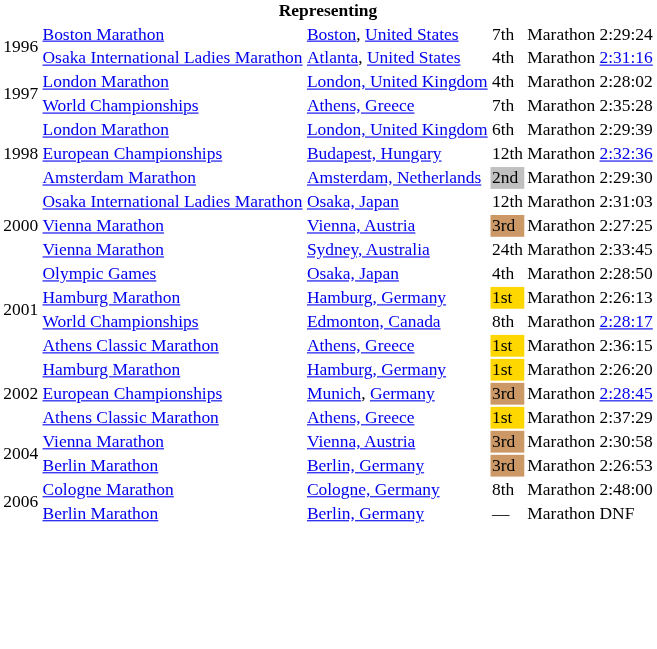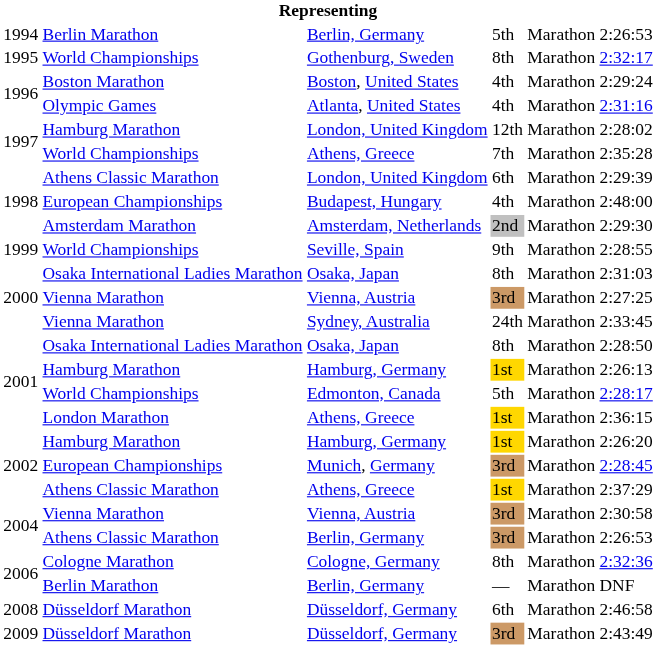+ row: (21, 34)
+ row: (21, 57)
(503, 34) 7th -> (503, 81) 4th
(173, 57) Osaka International Ladies Marathon -> (99, 105) Olympic Games
(106, 81) London Marathon -> (111, 129) Hamburg Marathon
(503, 81) 4th -> (507, 129) 12th
(106, 129) London Marathon -> (131, 177) Athens Classic Marathon
(507, 153) 12th -> (503, 201) 4th
(626, 153) 2:32:36 -> (626, 201) 2:48:00
+ row: (21, 249)
(507, 201) 12th -> (503, 273) 8th
(99, 273) Olympic Games -> (173, 345) Osaka International Ladies Marathon
(503, 273) 4th -> (503, 345) 8th
(503, 321) 8th -> (503, 393) 5th
(131, 345) Athens Classic Marathon -> (106, 417) London Marathon
(100, 465) Berlin Marathon -> (131, 537) Athens Classic Marathon
(626, 489) 2:48:00 -> (626, 561) 2:32:36
+ row: (21, 609)
+ row: (21, 633)
